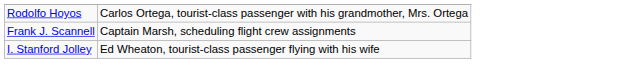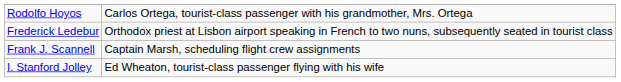+ row: (53, 31)
